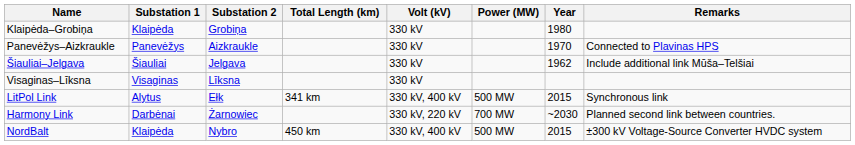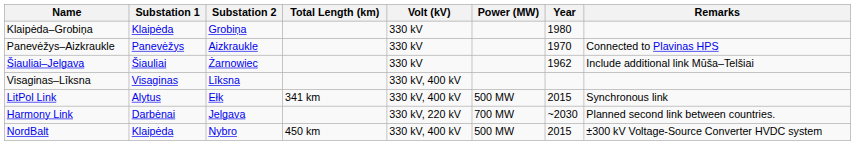(227, 64) Jelgava -> (233, 64) Żarnowiec
(406, 81) 330 kV -> (425, 81) 330 kV, 400 kV
(233, 115) Żarnowiec -> (227, 115) Jelgava
